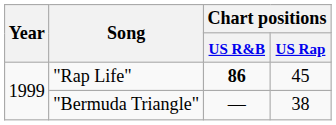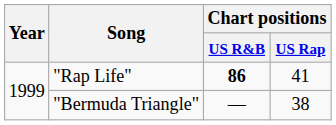(301, 76) 45 -> (301, 76) 41
